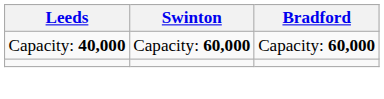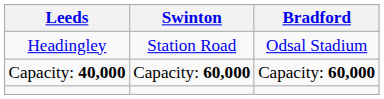+ row: (67, 45)
